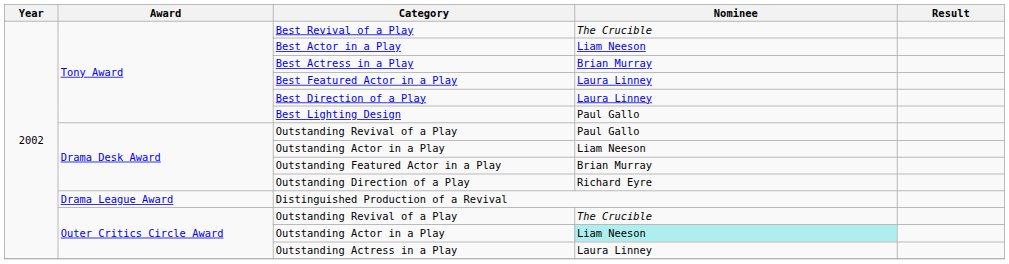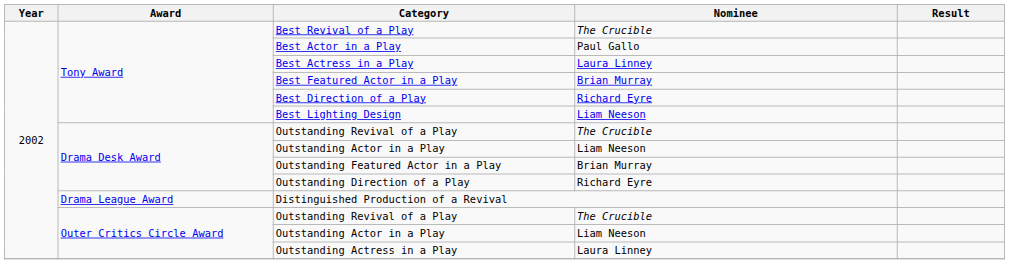(611, 47) Liam Neeson -> (608, 47) Paul Gallo
(614, 64) Brian Murray -> (614, 64) Laura Linney
(614, 81) Laura Linney -> (614, 81) Brian Murray
(614, 98) Laura Linney -> (614, 98) Richard Eyre
(608, 115) Paul Gallo -> (611, 115) Liam Neeson
(608, 132) Paul Gallo -> (614, 132) The Crucible
(611, 233) paleturquoise background -> (611, 233) no background
